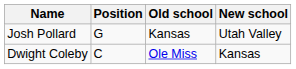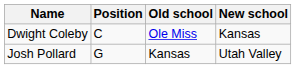rows swapped: (42, 34) <-> (47, 53)
